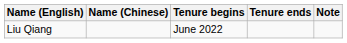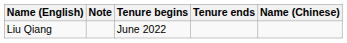columns swapped: (128, 12) <-> (328, 12)
